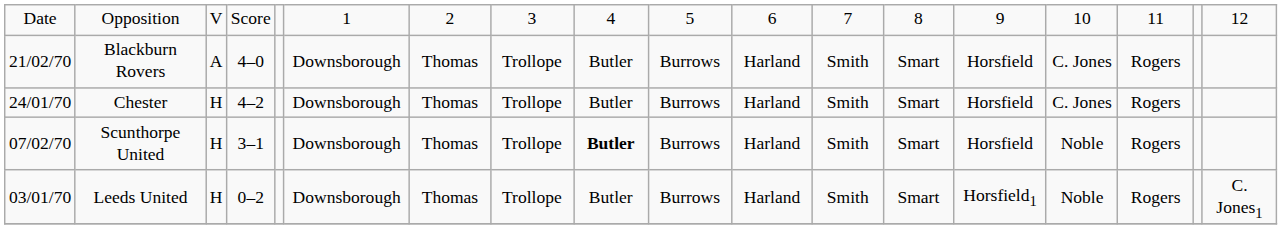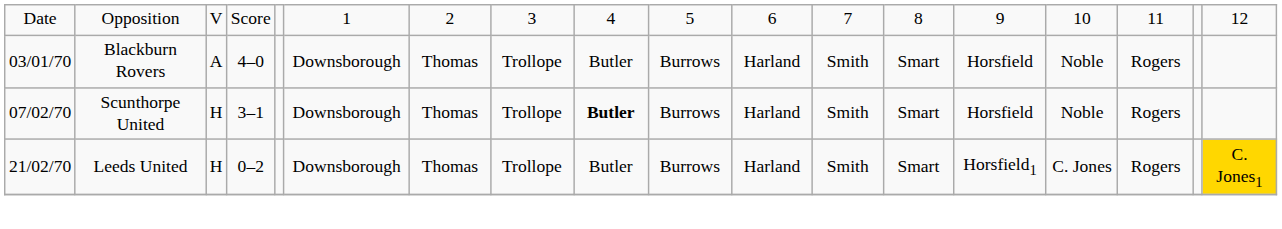(40, 60) 21/02/70 -> (40, 60) 03/01/70
(1082, 60) C. Jones -> (1082, 60) Noble
- row: (140, 102)
(40, 196) 03/01/70 -> (40, 166) 21/02/70
(1082, 196) Noble -> (1082, 166) C. Jones
(1239, 197) no background -> (1239, 167) gold background
